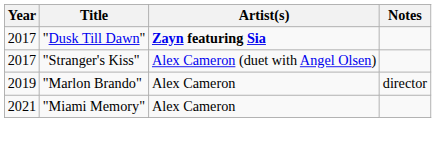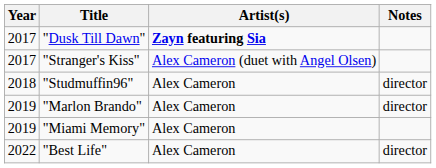+ row: (88, 83)
(22, 106) 2021 -> (22, 128) 2019
+ row: (75, 151)
